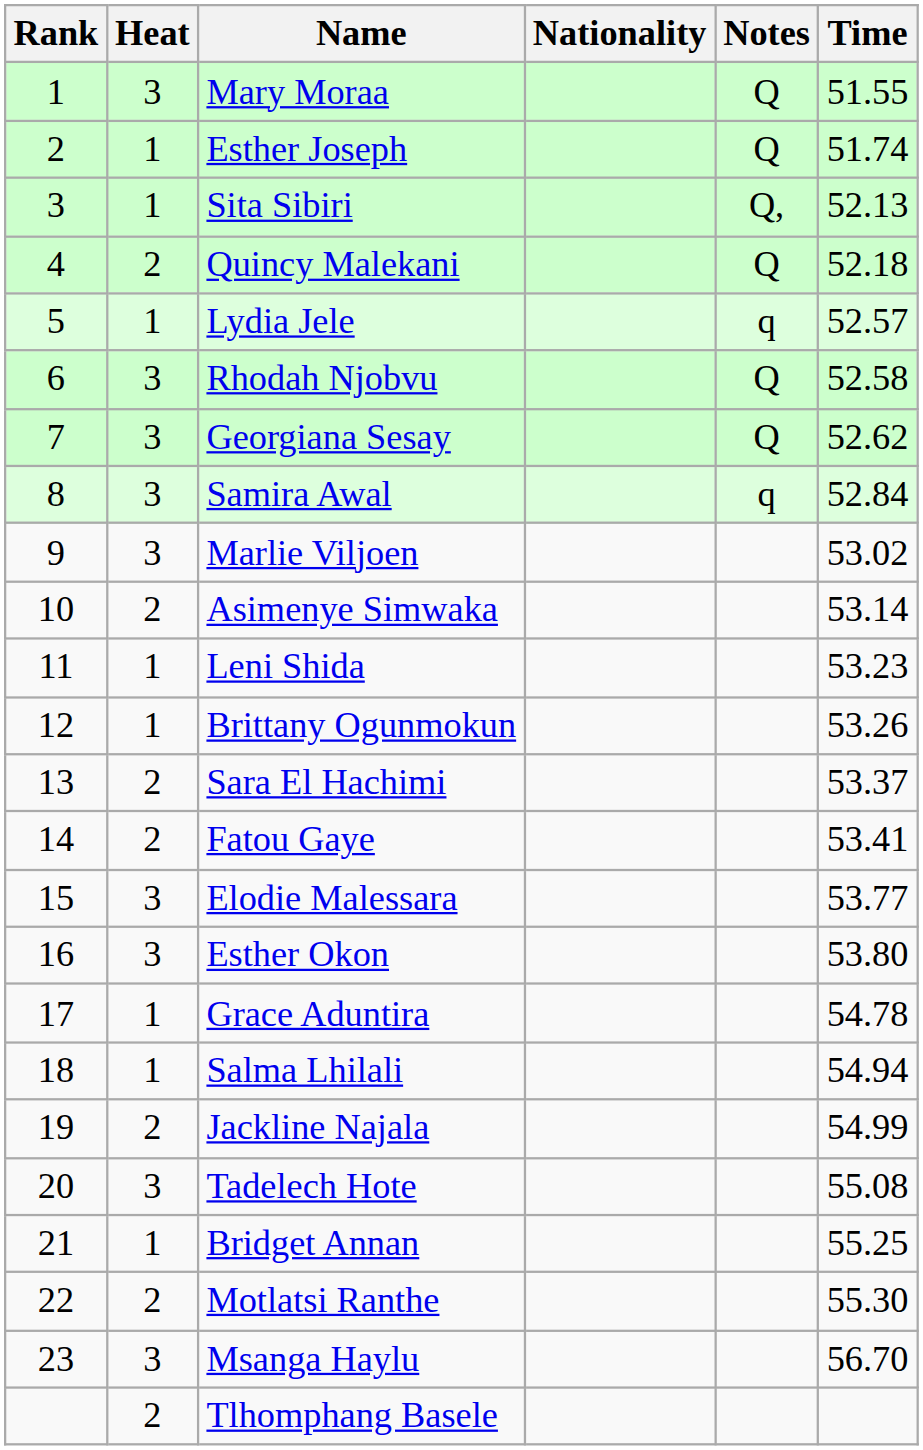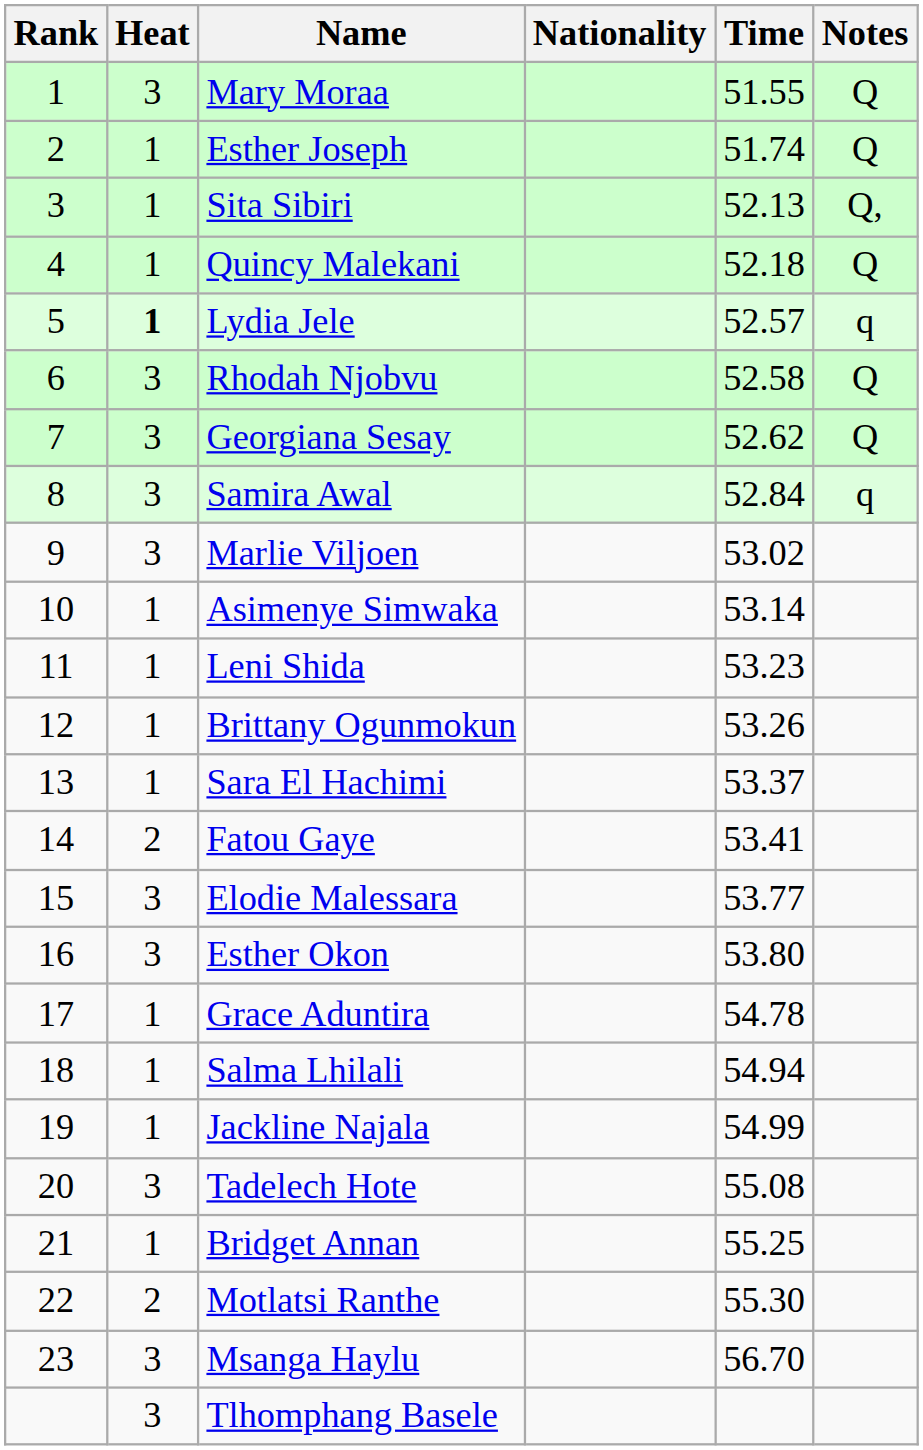columns swapped: (868, 33) <-> (767, 33)
(152, 263) 2 -> (152, 263) 1
(152, 321) normal -> (152, 321) bold
(152, 609) 2 -> (152, 609) 1
(152, 782) 2 -> (152, 782) 1
(152, 1127) 2 -> (152, 1127) 1
(152, 1415) 2 -> (152, 1415) 3
